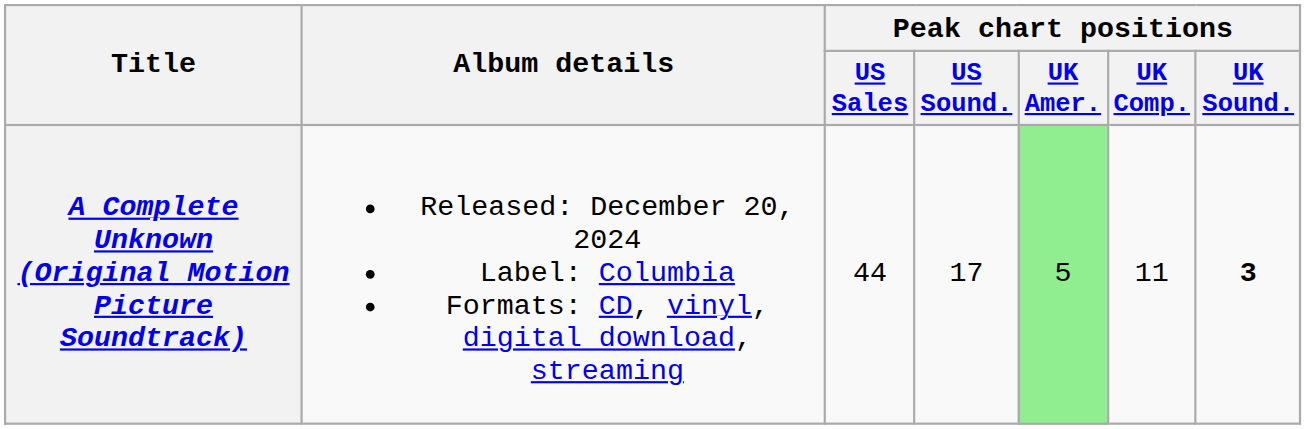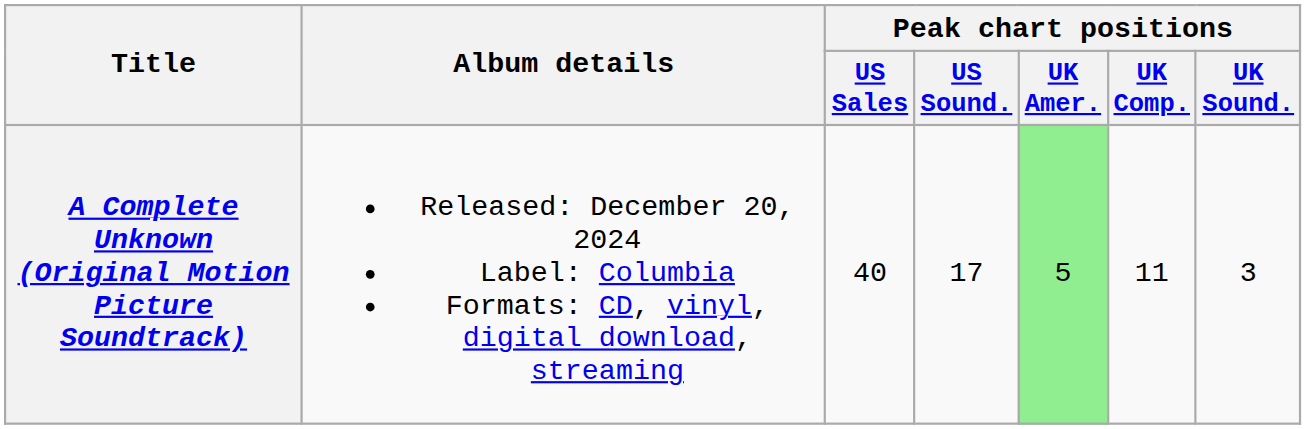(870, 274) 44 -> (870, 274) 40
(1248, 274) bold -> (1248, 274) normal
